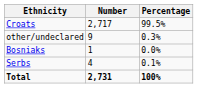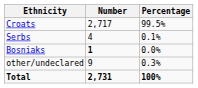rows swapped: (18, 63) <-> (45, 37)
(90, 50) normal -> (90, 50) bold
